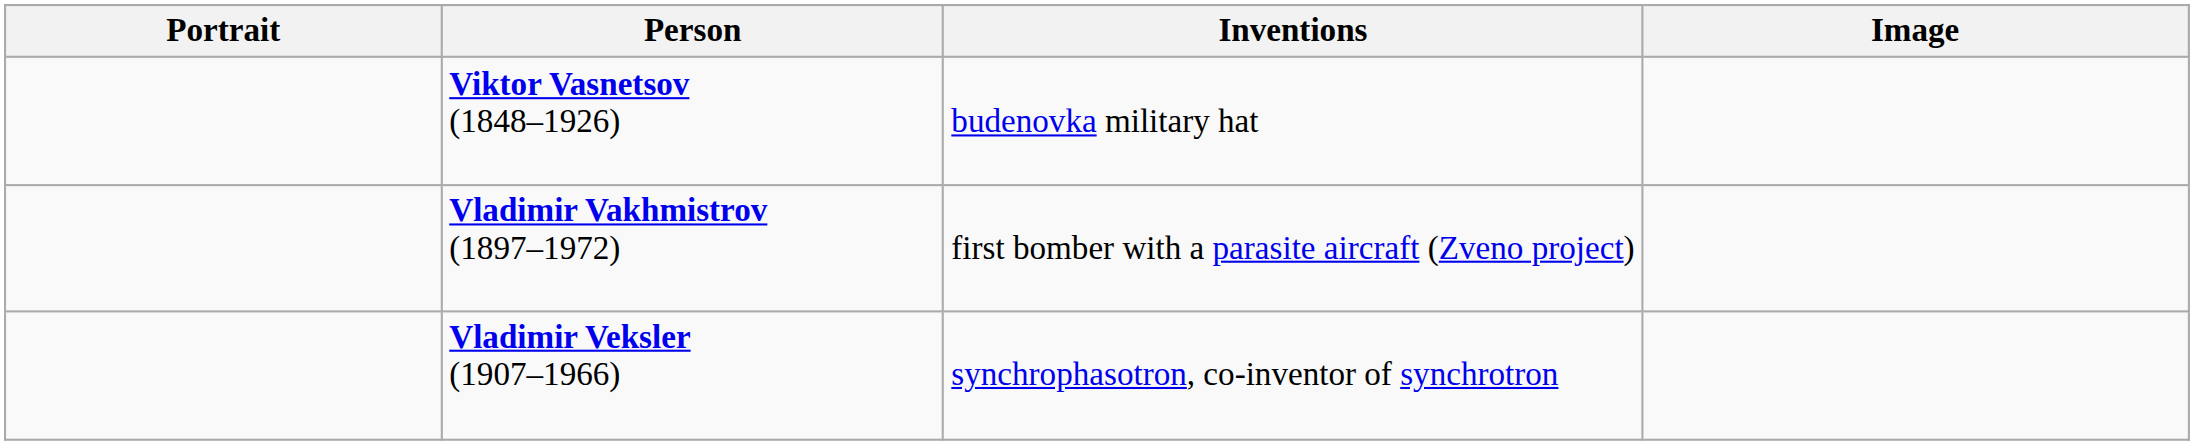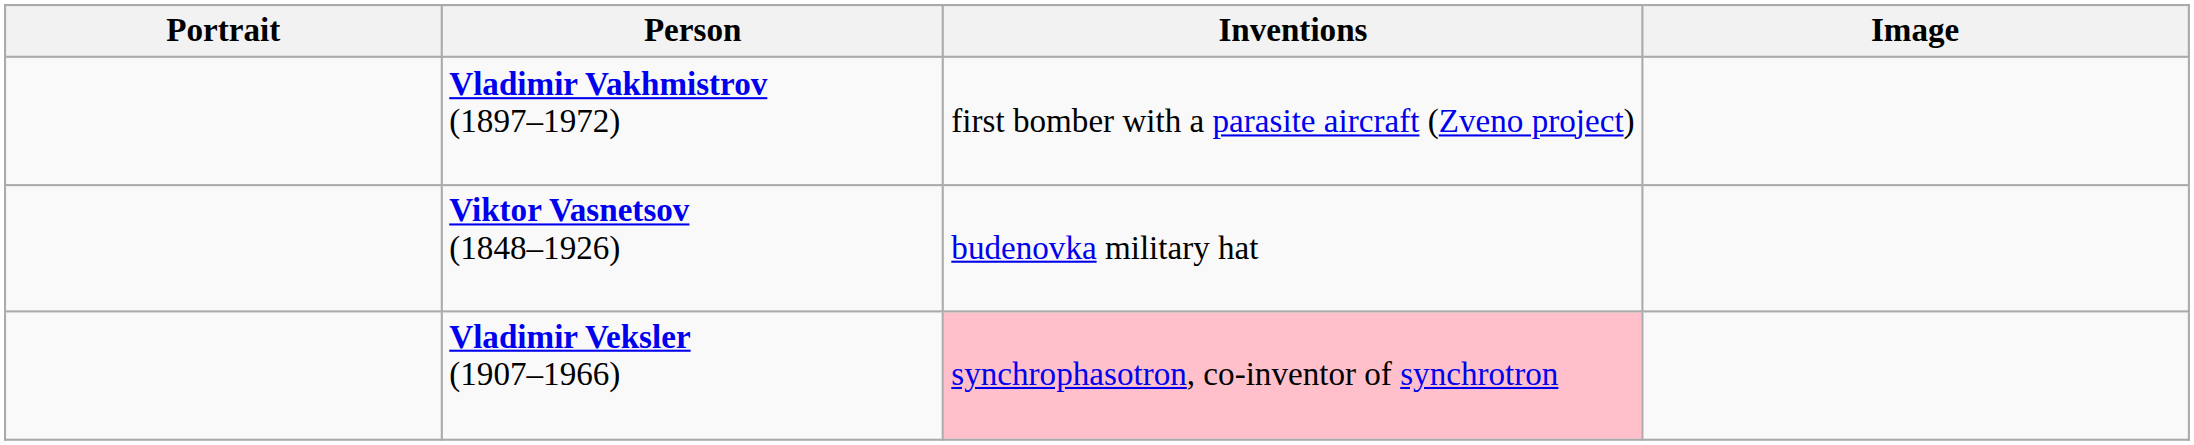rows swapped: (608, 228) <-> (569, 101)
(1255, 374) no background -> (1255, 374) pink background
